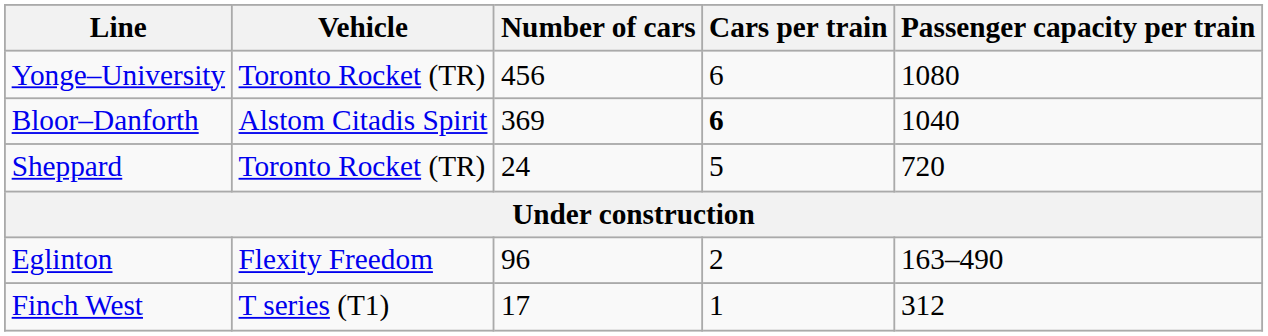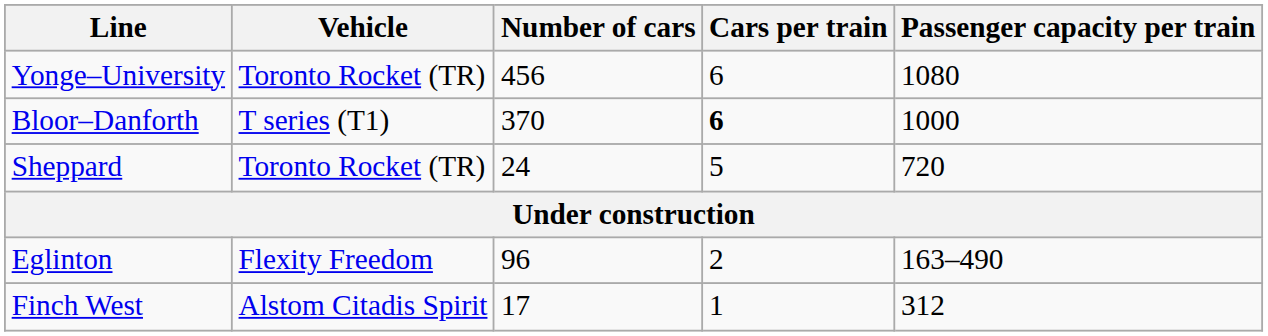(363, 120) Alstom Citadis Spirit -> (314, 120) T series (T1)
(523, 120) 369 -> (523, 120) 370
(930, 120) 1040 -> (930, 120) 1000
(314, 306) T series (T1) -> (363, 306) Alstom Citadis Spirit
